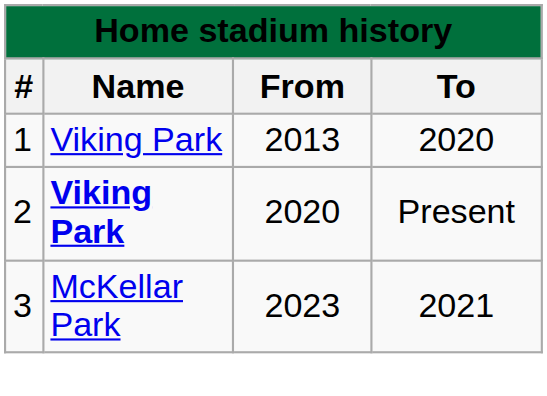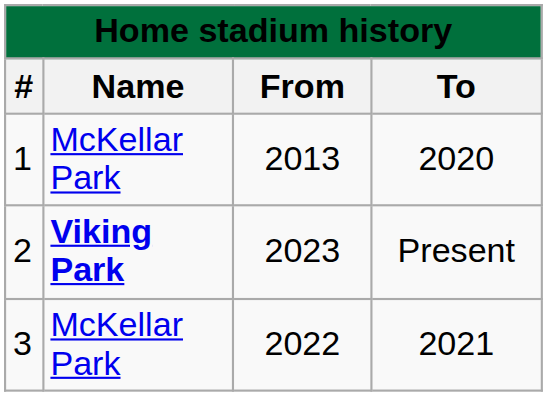(136, 139) Viking Park -> (117, 158) McKellar Park
(302, 212) 2020 -> (302, 251) 2023
(302, 305) 2023 -> (302, 343) 2022
